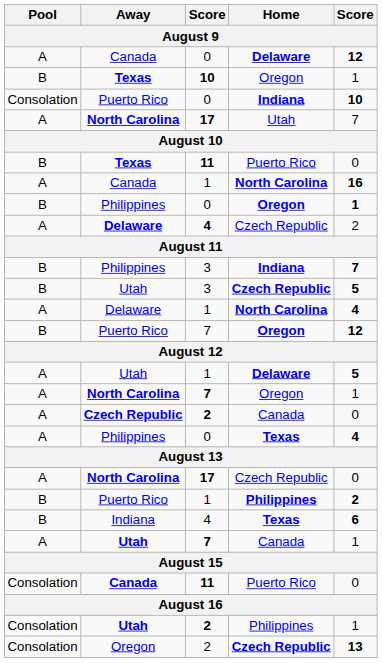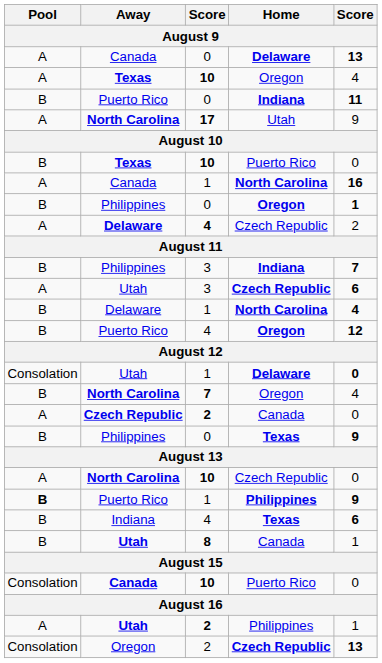(355, 57) 12 -> (355, 57) 13
(43, 78) B -> (43, 78) A
(355, 78) 1 -> (355, 78) 4
(43, 99) Consolation -> (43, 99) B
(355, 99) 10 -> (355, 99) 11
(355, 120) 7 -> (355, 120) 9
(207, 162) 11 -> (207, 162) 10
(43, 288) B -> (43, 288) A
(355, 288) 5 -> (355, 288) 6
(43, 309) A -> (43, 309) B
(207, 330) 7 -> (207, 330) 4
(43, 373) A -> (43, 373) Consolation
(355, 373) 5 -> (355, 373) 0
(43, 394) A -> (43, 394) B
(355, 394) 1 -> (355, 394) 4
(43, 436) A -> (43, 436) B
(355, 436) 4 -> (355, 436) 9
(207, 478) 17 -> (207, 478) 10
(43, 499) normal -> (43, 499) bold
(355, 499) 2 -> (355, 499) 9
(43, 541) A -> (43, 541) B
(207, 541) 7 -> (207, 541) 8
(207, 583) 11 -> (207, 583) 10
(43, 625) Consolation -> (43, 625) A
